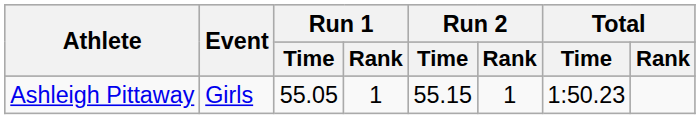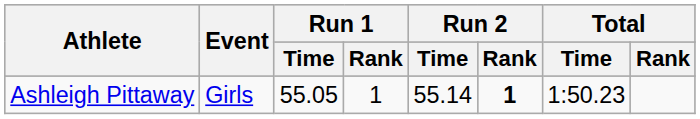(443, 95) 55.15 -> (443, 95) 55.14
(510, 95) normal -> (510, 95) bold
